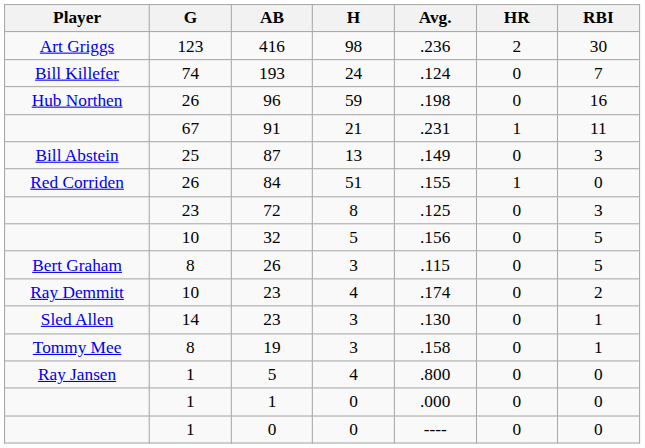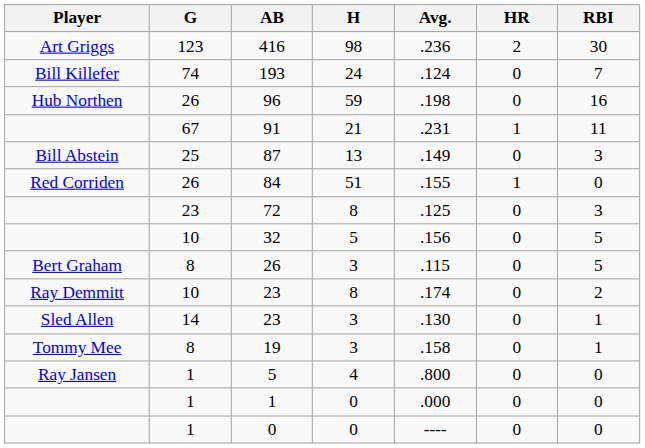(354, 292) 4 -> (354, 292) 8
